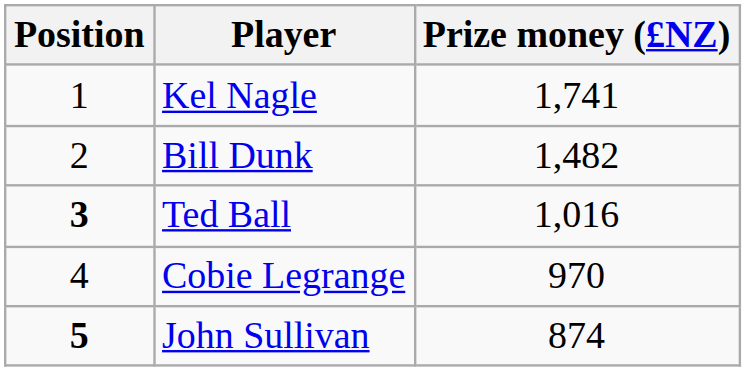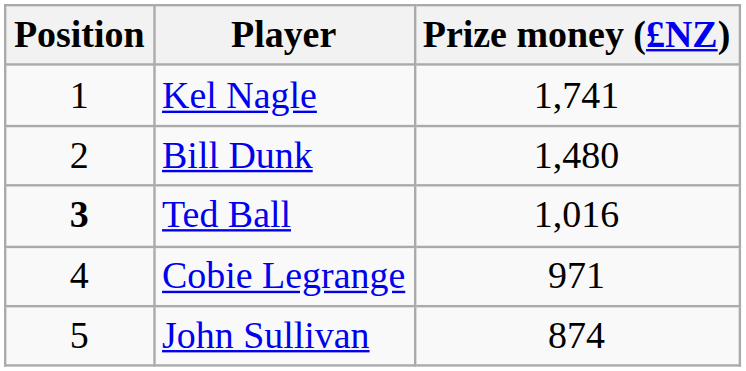(577, 154) 1,482 -> (577, 154) 1,480
(577, 275) 970 -> (577, 275) 971
(79, 335) bold -> (79, 335) normal
